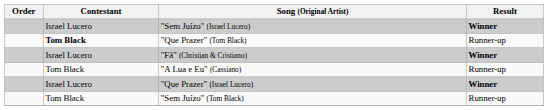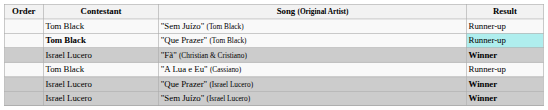rows swapped: (205, 26) <-> (202, 99)
(487, 41) no background -> (487, 41) paleturquoise background
